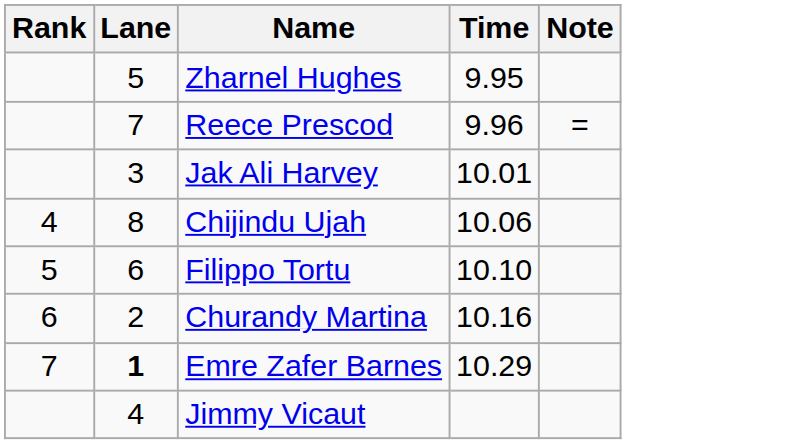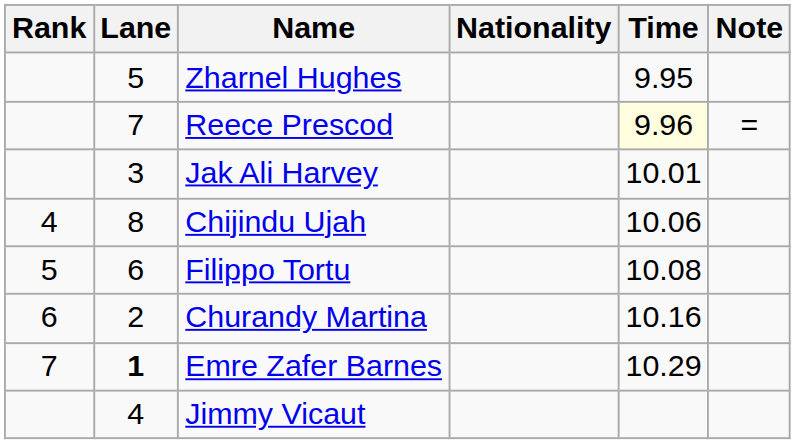+ column: (534, 28)
(494, 125) no background -> (664, 125) lightyellow background
(494, 269) 10.10 -> (664, 269) 10.08
